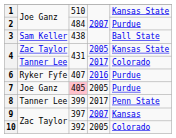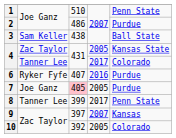(141, 11) Kansas State -> (136, 11) Penn State
(78, 24) 484 -> (78, 24) 486
